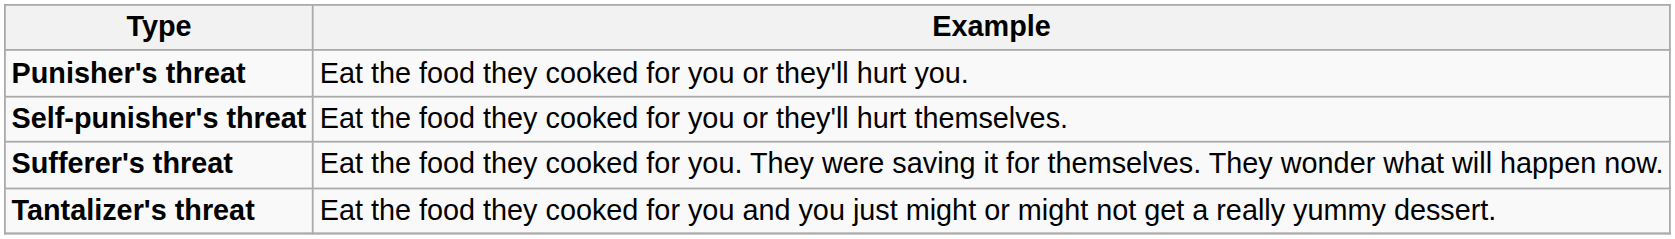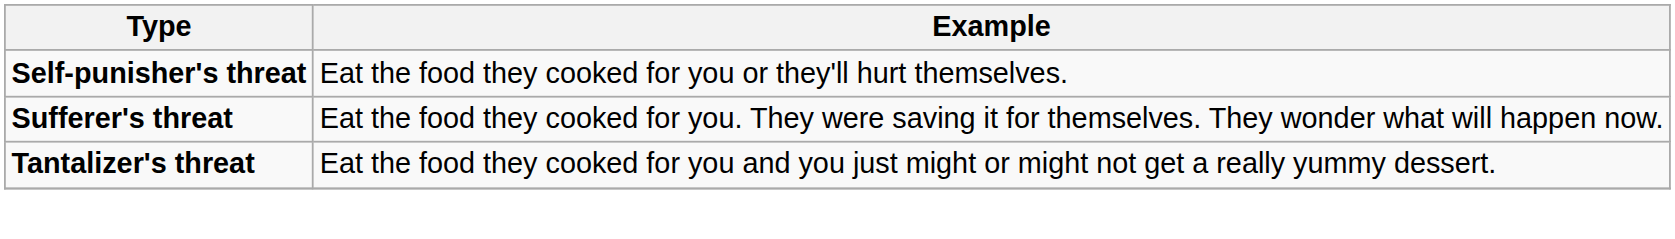- row: (129, 73)
